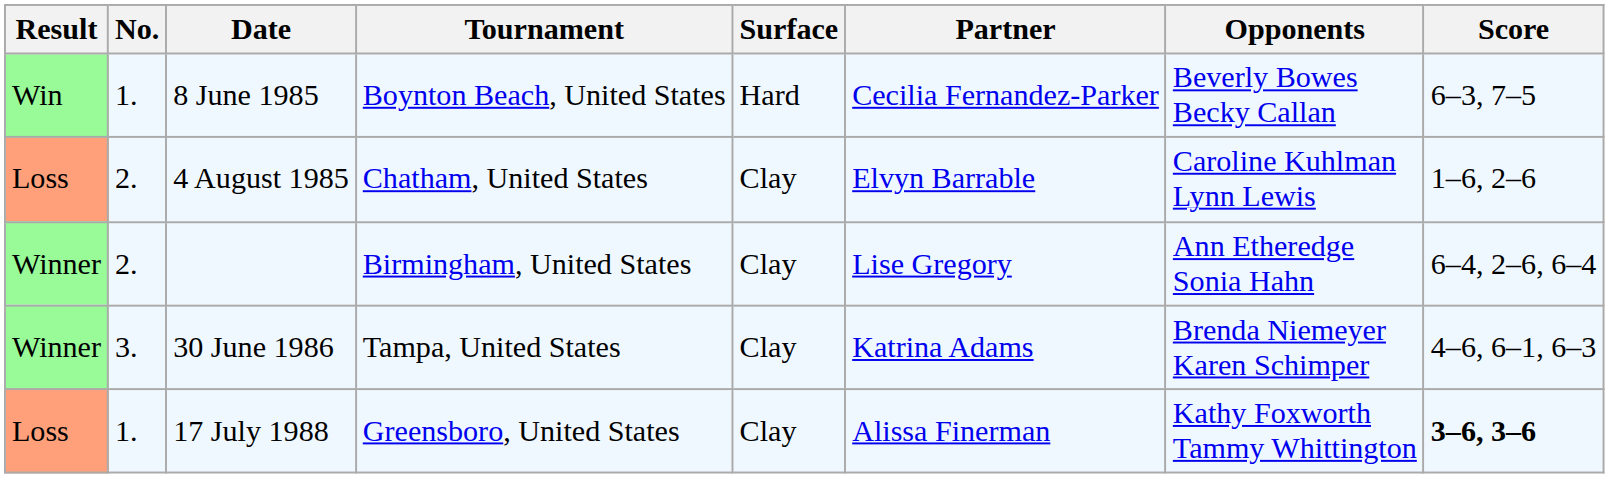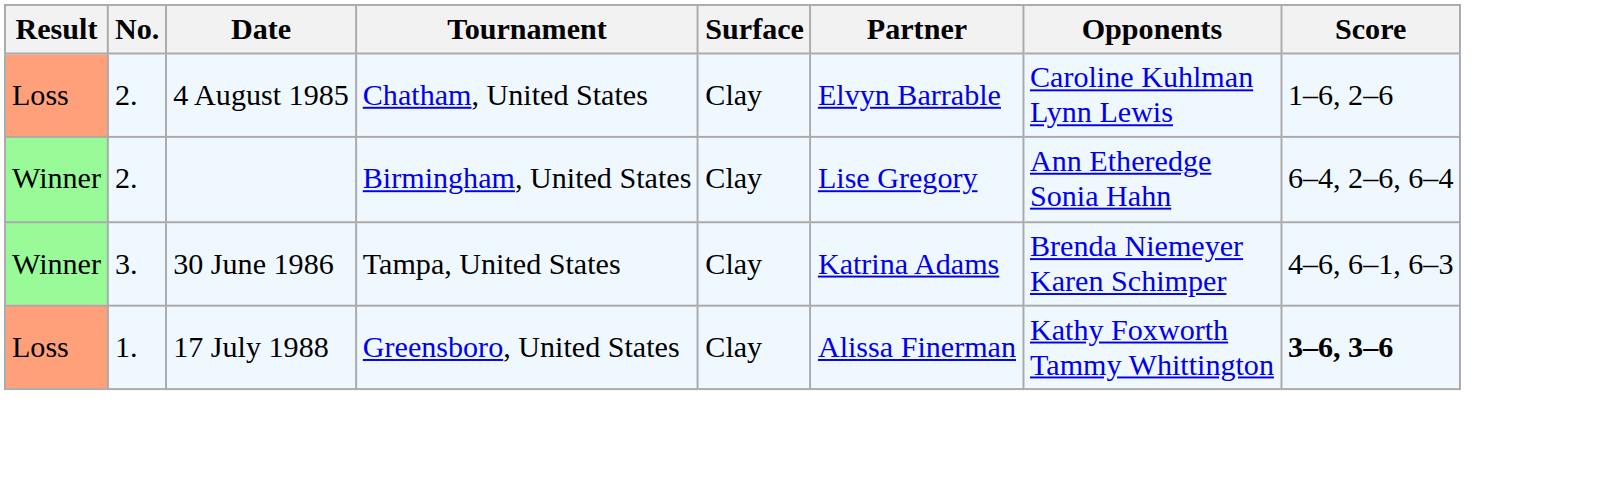- row: (246, 94)
